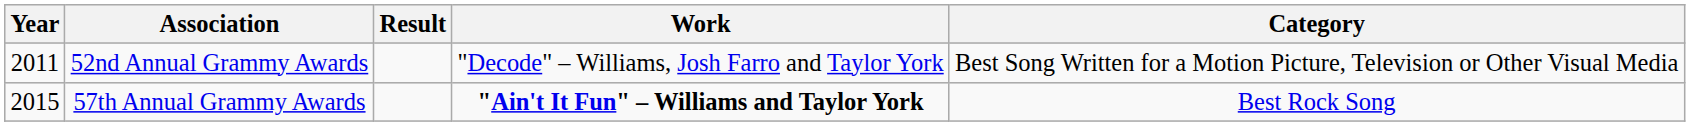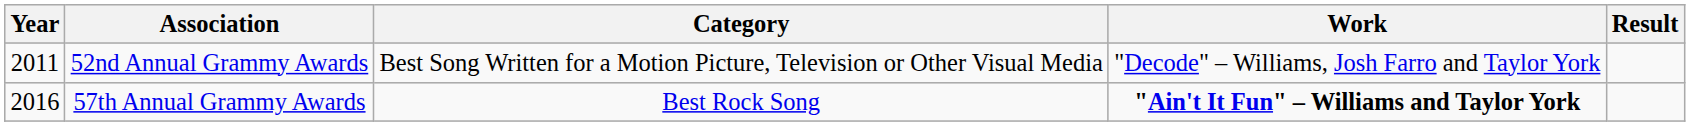columns swapped: (1317, 23) <-> (413, 23)
(35, 101) 2015 -> (35, 101) 2016
